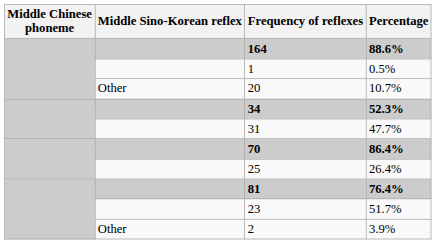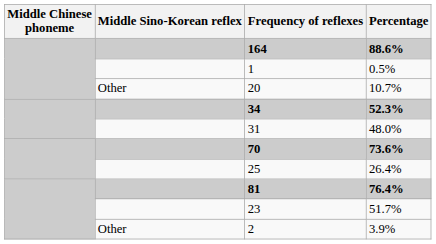(385, 128) 47.7% -> (385, 128) 48.0%
(386, 149) 86.4% -> (386, 149) 73.6%
